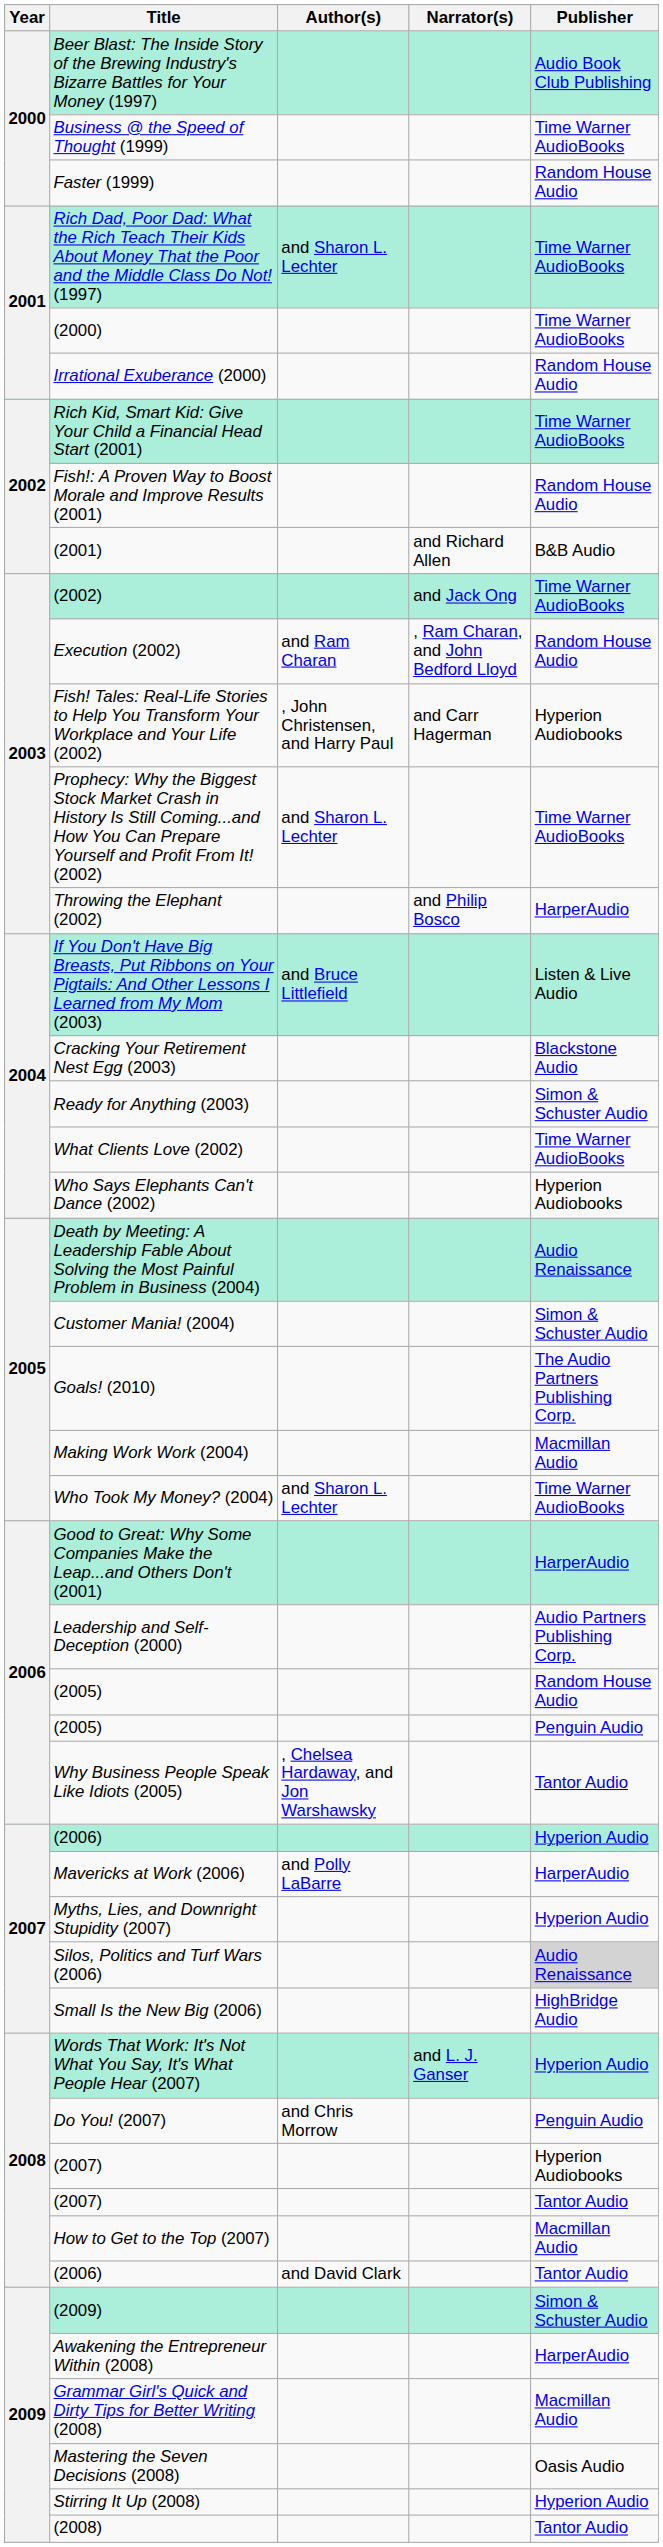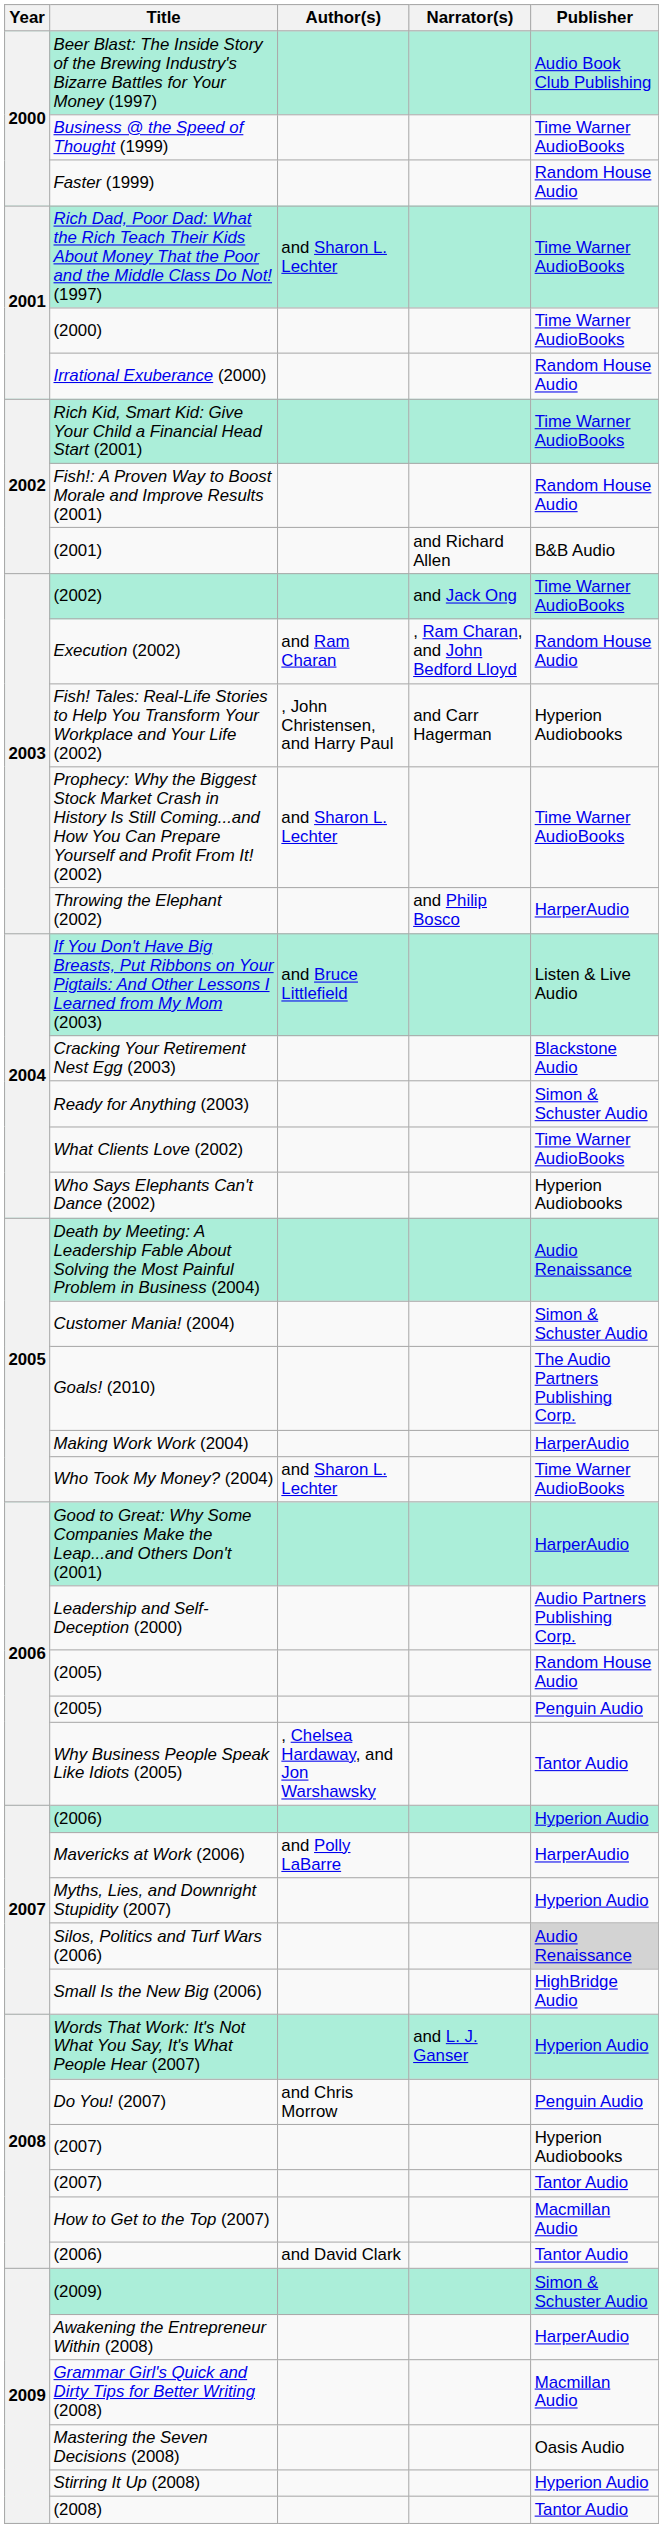(572, 1452) Macmillan Audio -> (582, 1443) HarperAudio
